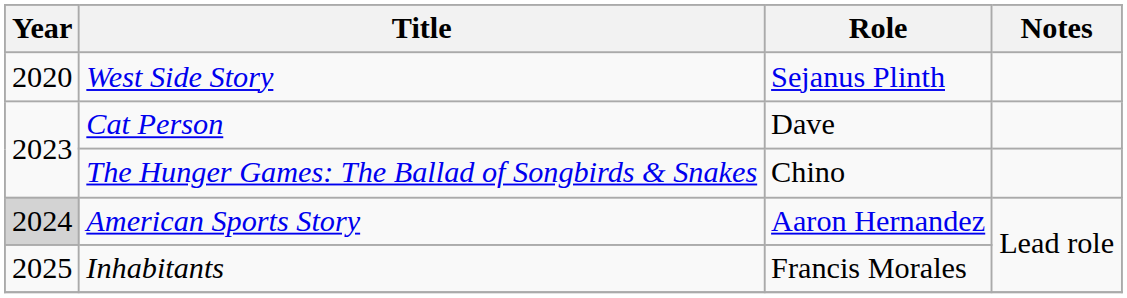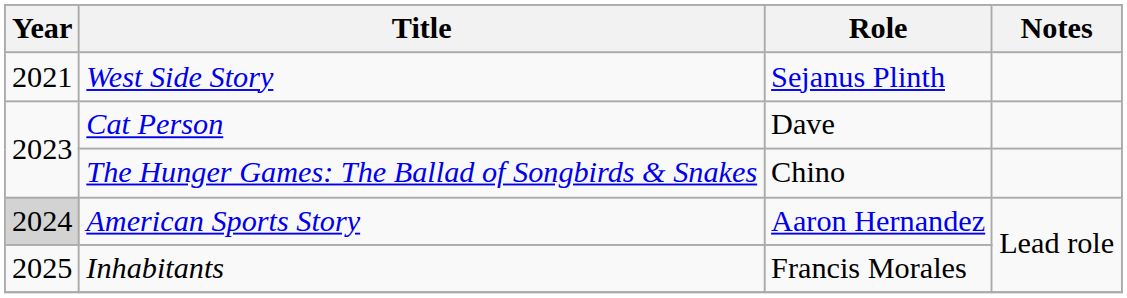(42, 76) 2020 -> (42, 76) 2021
